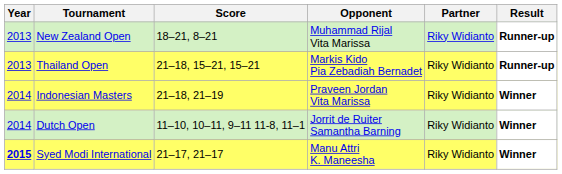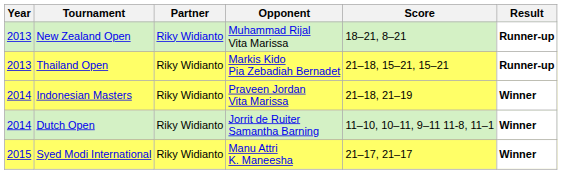columns swapped: (461, 13) <-> (231, 13)
(19, 155) bold -> (19, 155) normal
